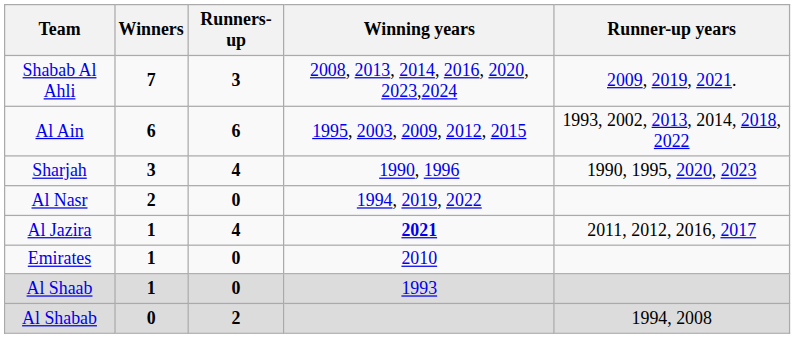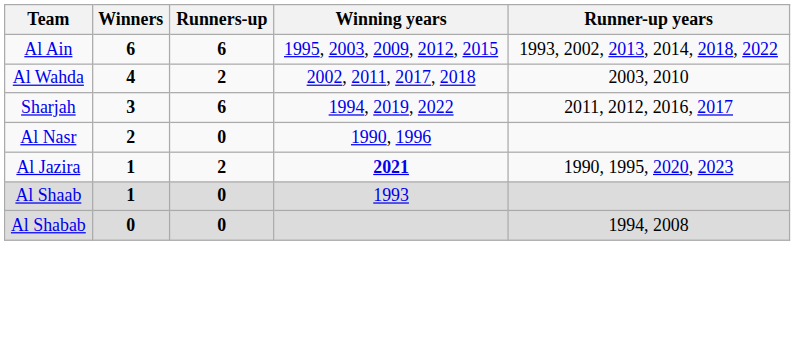- row: (60, 80)
+ row: (48, 78)
(236, 171) 4 -> (222, 107) 6
(419, 171) 1990, 1996 -> (391, 107) 1994, 2019, 2022
(672, 171) 1990, 1995, 2020, 2023 -> (649, 107) 2011, 2012, 2016, 2017
(419, 200) 1994, 2019, 2022 -> (391, 137) 1990, 1996
(236, 230) 4 -> (222, 166) 2
(672, 230) 2011, 2012, 2016, 2017 -> (649, 166) 1990, 1995, 2020, 2023
- row: (60, 259)
(236, 318) 2 -> (222, 225) 0
